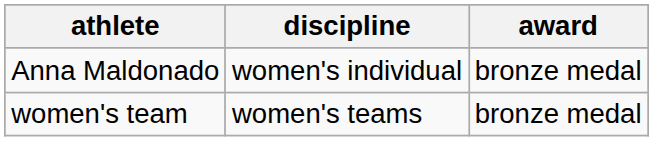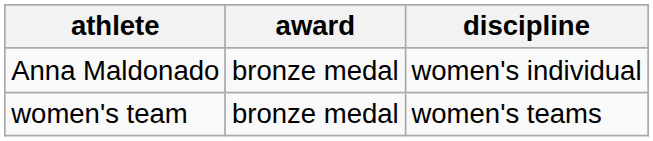columns swapped: (347, 26) <-> (558, 26)
